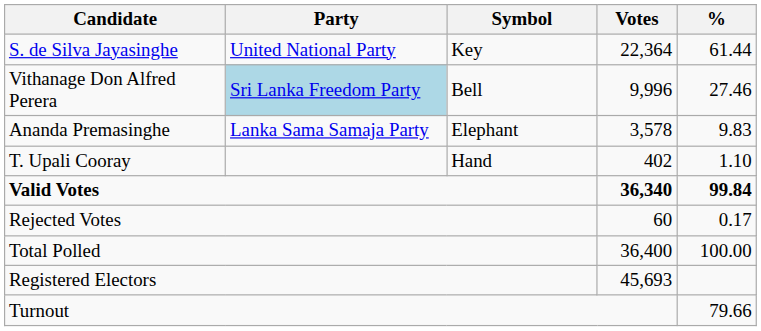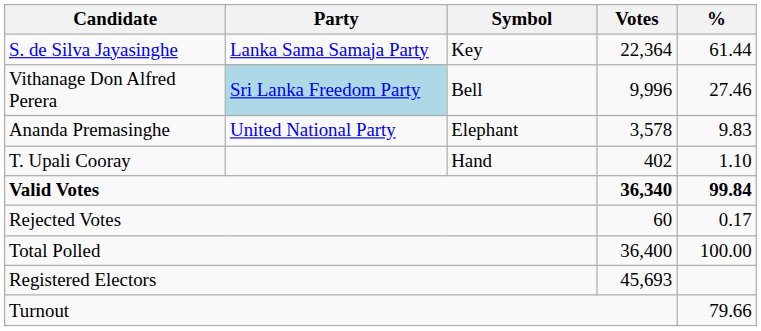(313, 49) United National Party -> (329, 49) Lanka Sama Samaja Party
(329, 130) Lanka Sama Samaja Party -> (313, 130) United National Party
